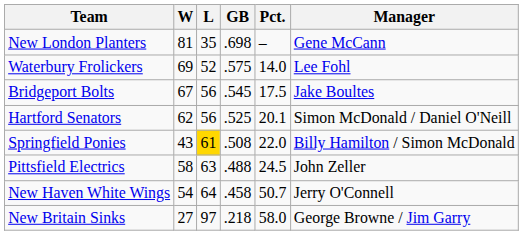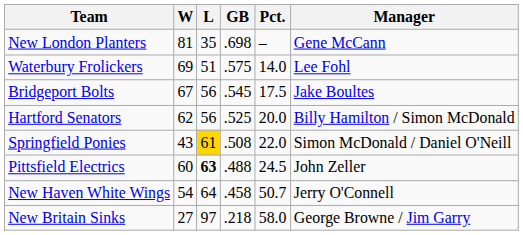(208, 67) 52 -> (208, 67) 51
(273, 117) 20.1 -> (273, 117) 20.0
(403, 117) Simon McDonald / Daniel O'Neill -> (404, 117) Billy Hamilton / Simon McDonald
(404, 142) Billy Hamilton / Simon McDonald -> (403, 142) Simon McDonald / Daniel O'Neill
(185, 167) 58 -> (185, 167) 60
(208, 167) normal -> (208, 167) bold
